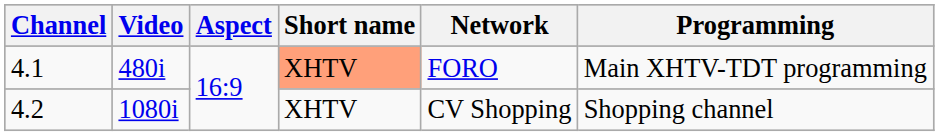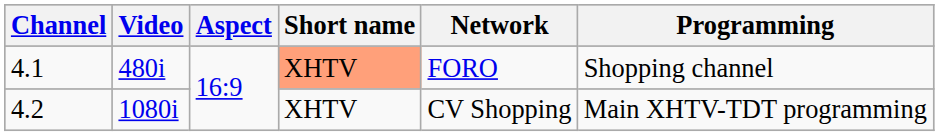(755, 67) Main XHTV-TDT programming -> (679, 67) Shopping channel
(679, 109) Shopping channel -> (755, 109) Main XHTV-TDT programming
